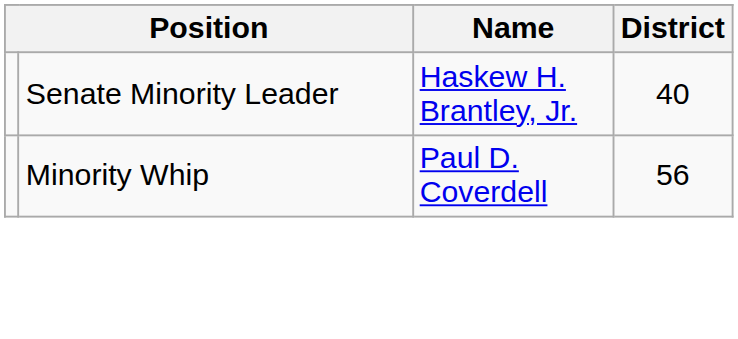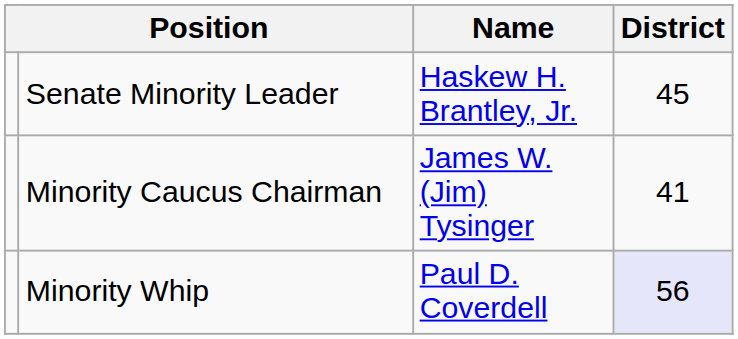(673, 93) 40 -> (673, 93) 45
+ row: (204, 192)
(673, 175) no background -> (673, 291) lavender background
